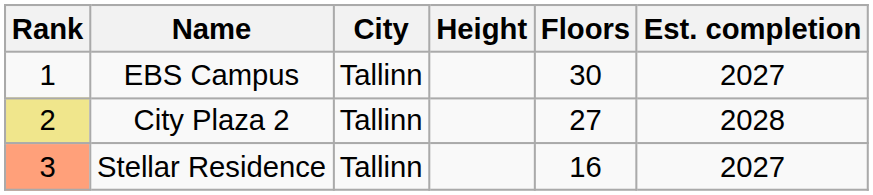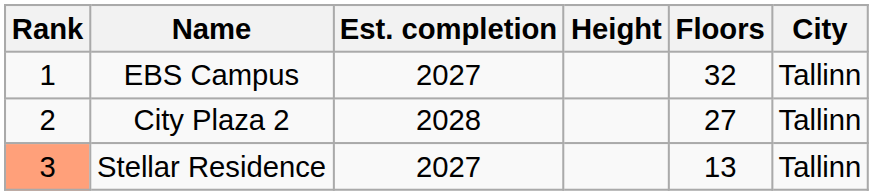columns swapped: (381, 28) <-> (753, 28)
(585, 75) 30 -> (720, 75) 32
(48, 121) khaki background -> (48, 121) no background
(585, 167) 16 -> (720, 167) 13
